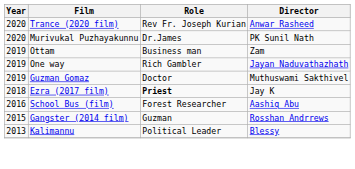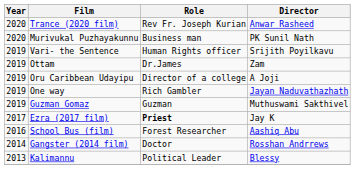(162, 38) Dr.James -> (172, 38) Business man
+ row: (74, 51)
(172, 51) Business man -> (162, 64) Dr.James
+ row: (82, 78)
(157, 78) Doctor -> (157, 104) Guzman
(16, 91) 2018 -> (16, 118) 2017
(16, 118) 2015 -> (16, 144) 2014
(157, 118) Guzman -> (157, 144) Doctor
